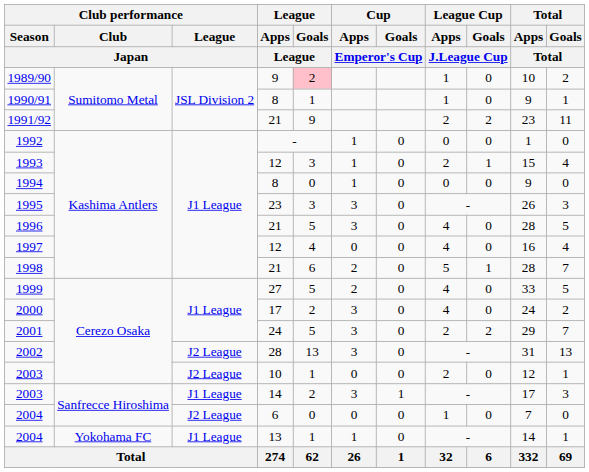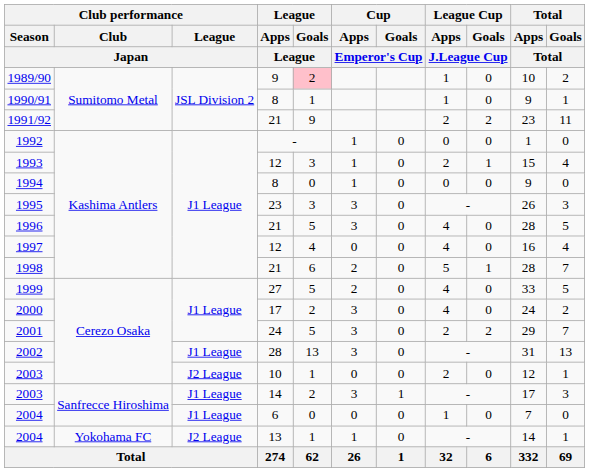(215, 352) J2 League -> (215, 352) J1 League
(215, 415) J2 League -> (215, 415) J1 League
(215, 436) J1 League -> (215, 436) J2 League
